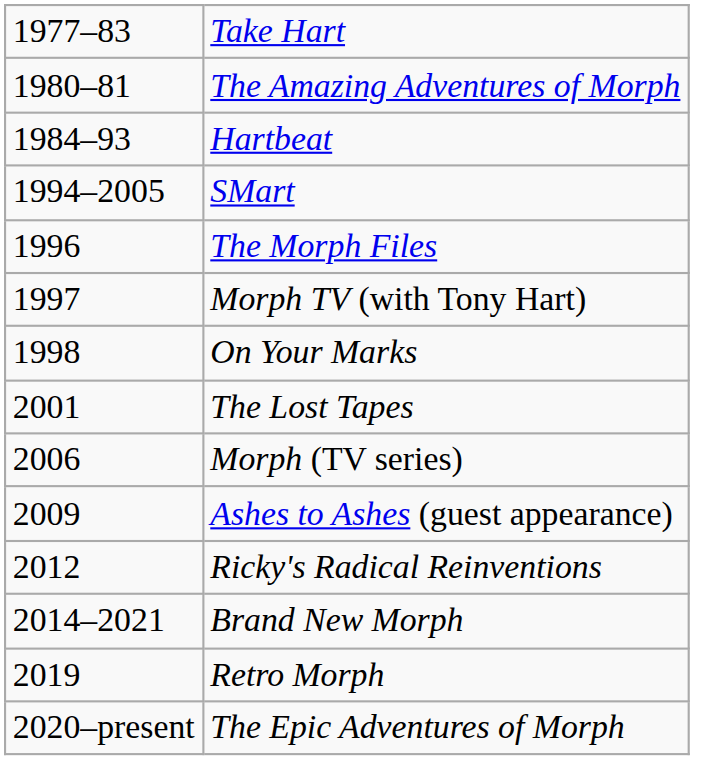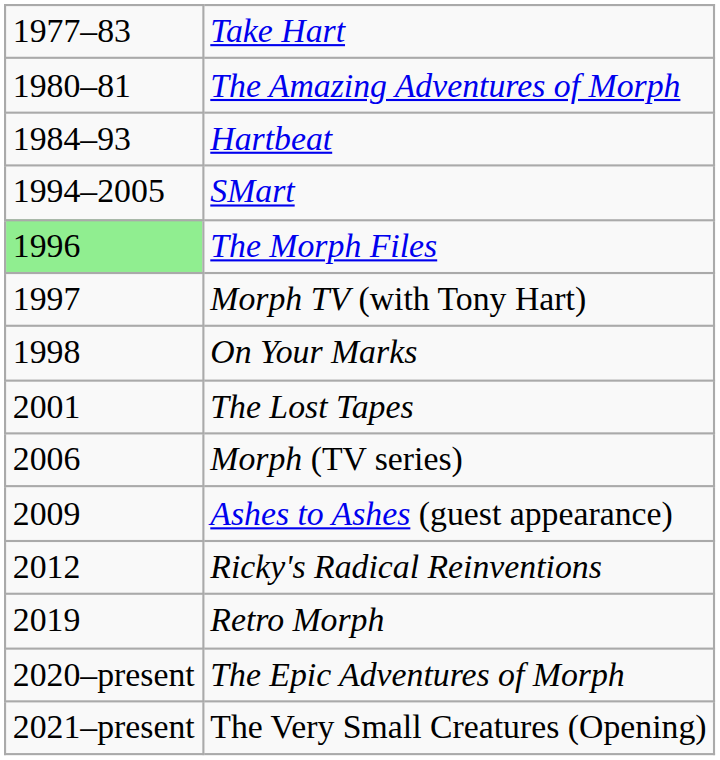(47, 245) no background -> (47, 245) lightgreen background
- row: (337, 620)
+ row: (458, 727)
